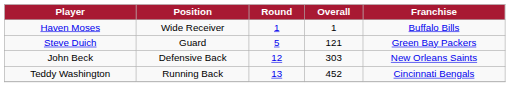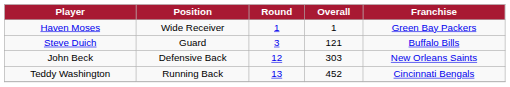(434, 27) Buffalo Bills -> (434, 27) Green Bay Packers
(277, 43) 5 -> (277, 43) 3
(434, 43) Green Bay Packers -> (434, 43) Buffalo Bills
